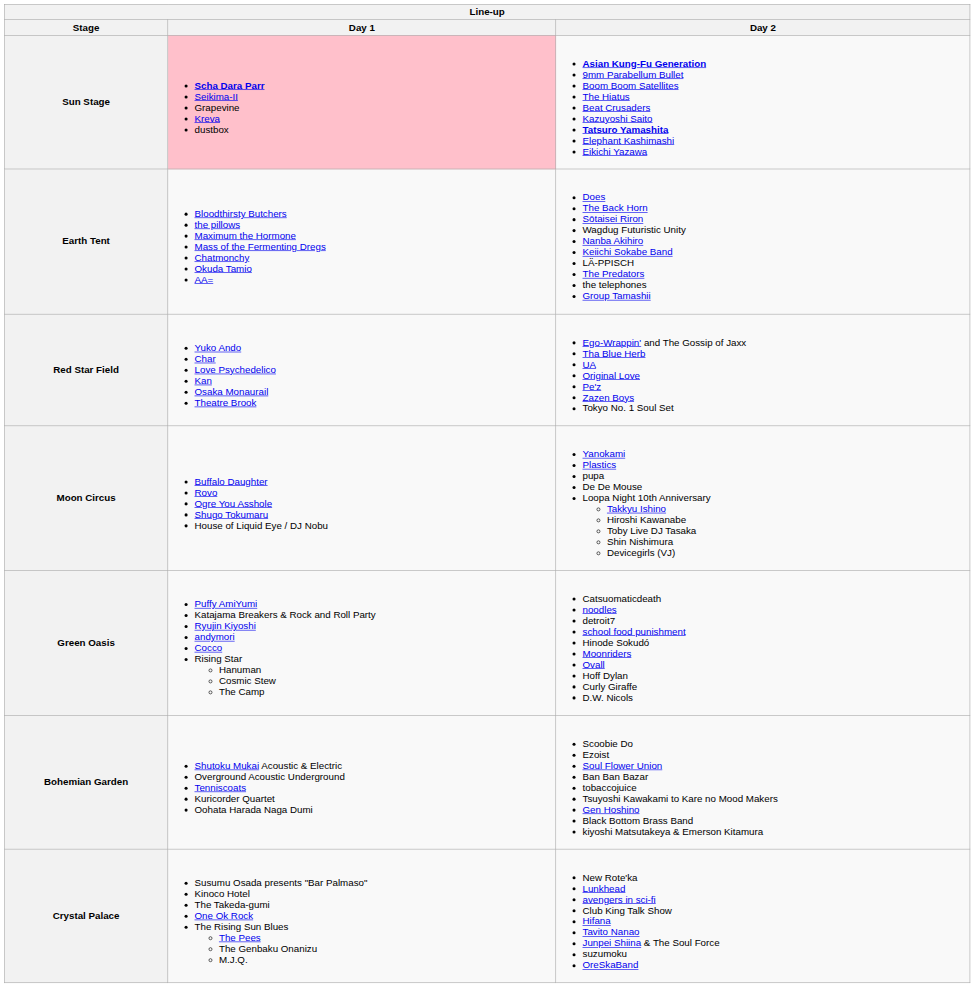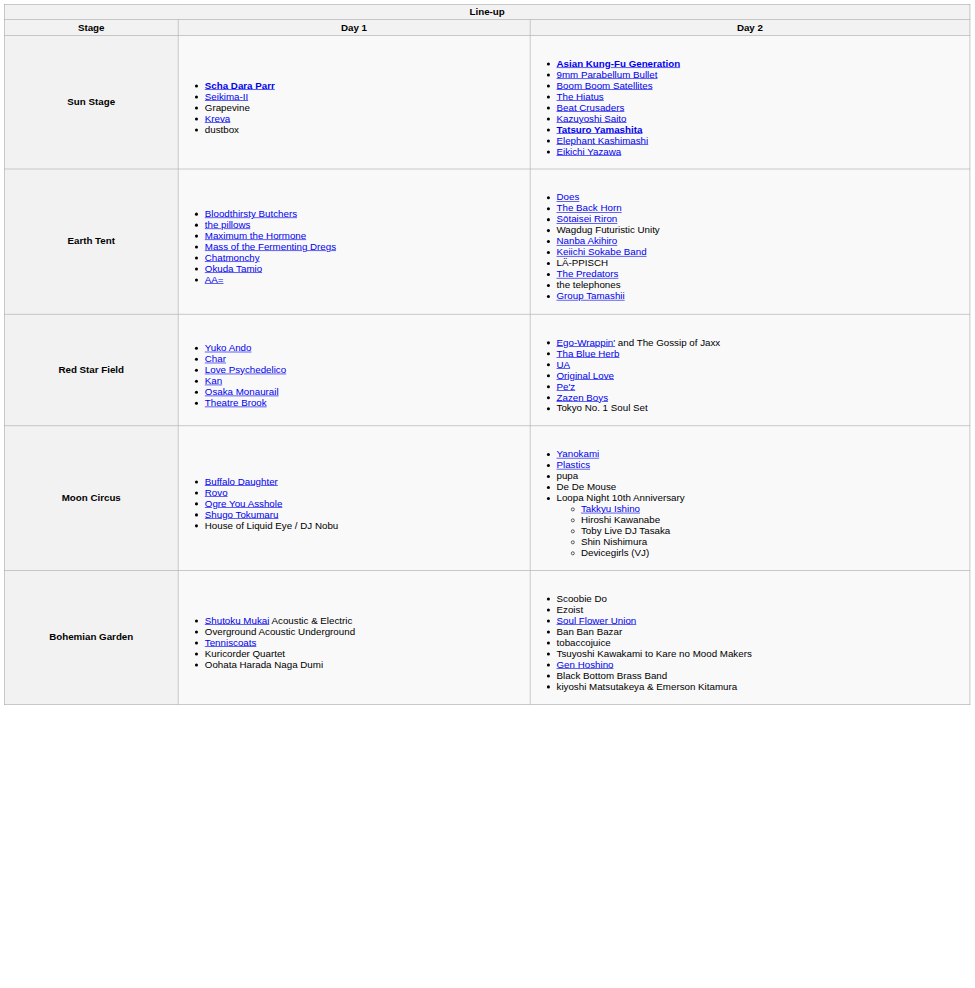(362, 108) pink background -> (354, 108) no background
- row: (86, 643)
- row: (86, 916)
